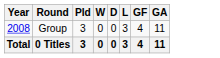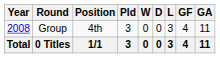+ column: (95, 12)
